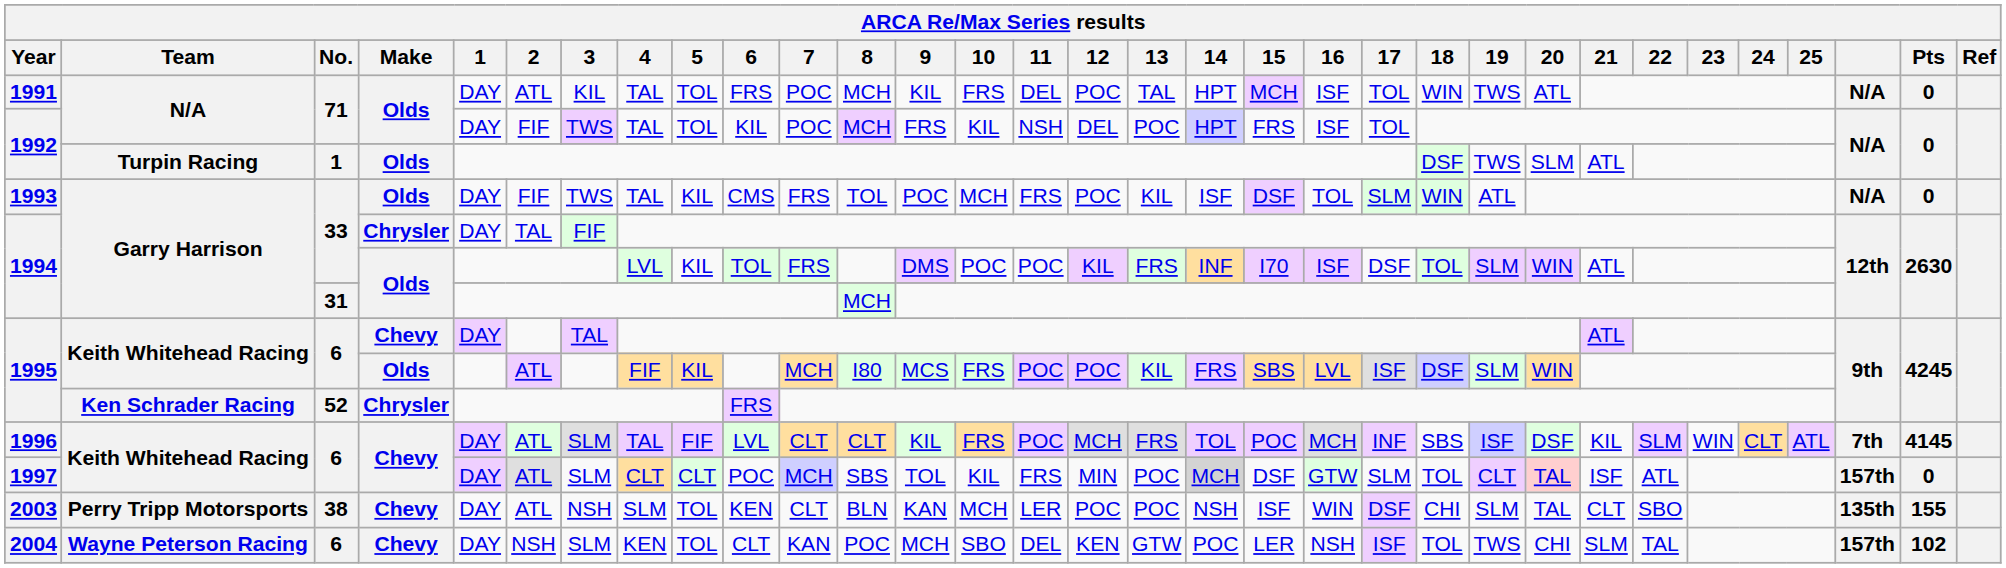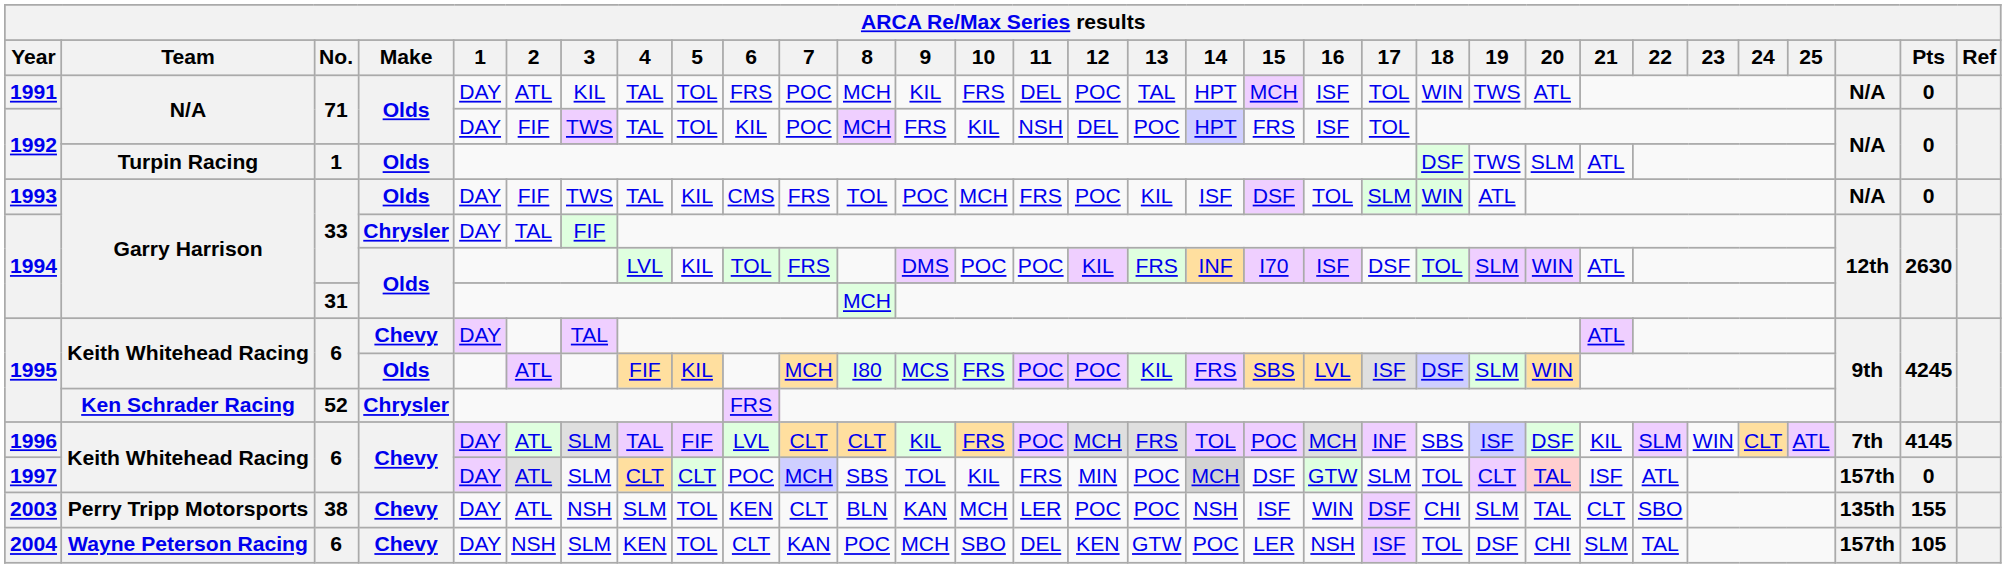(1497, 545) TWS -> (1497, 545) DSF
(1929, 545) 102 -> (1929, 545) 105
